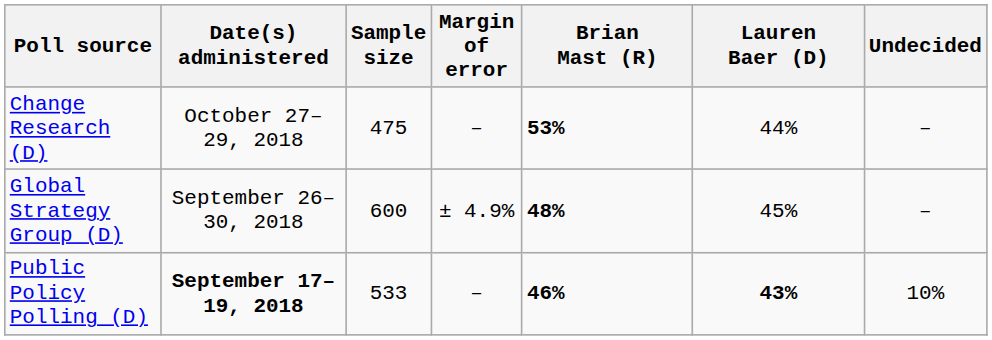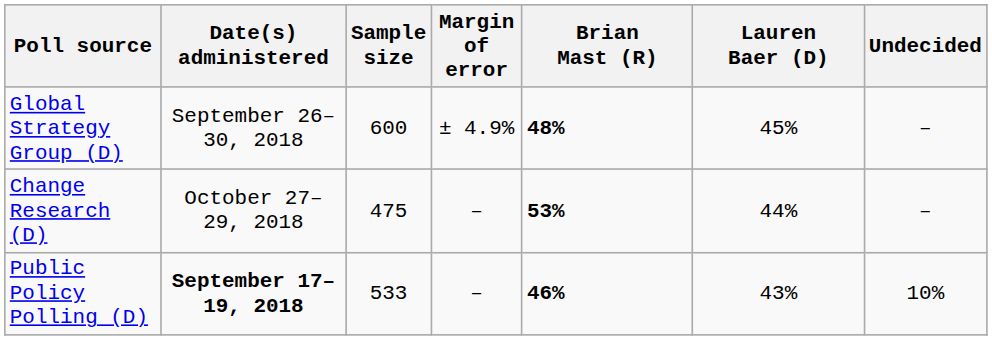rows swapped: (60, 128) <-> (66, 211)
(778, 293) bold -> (778, 293) normal
